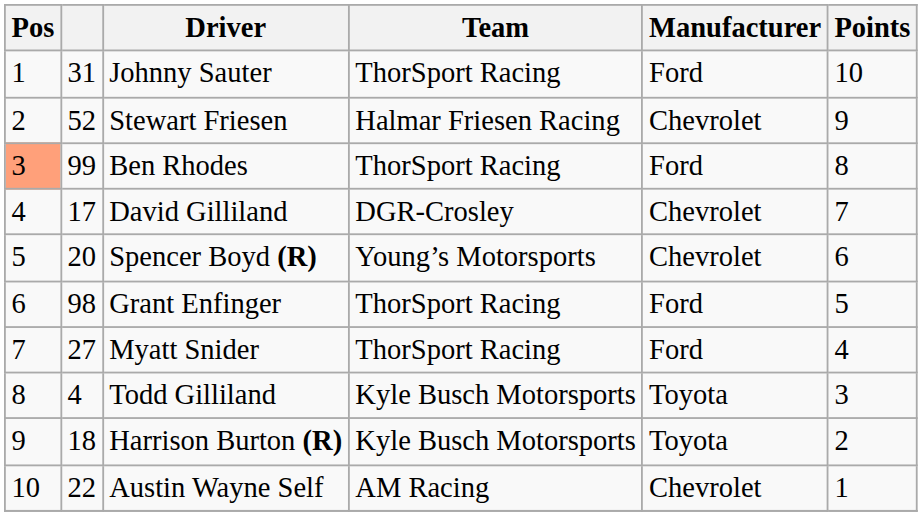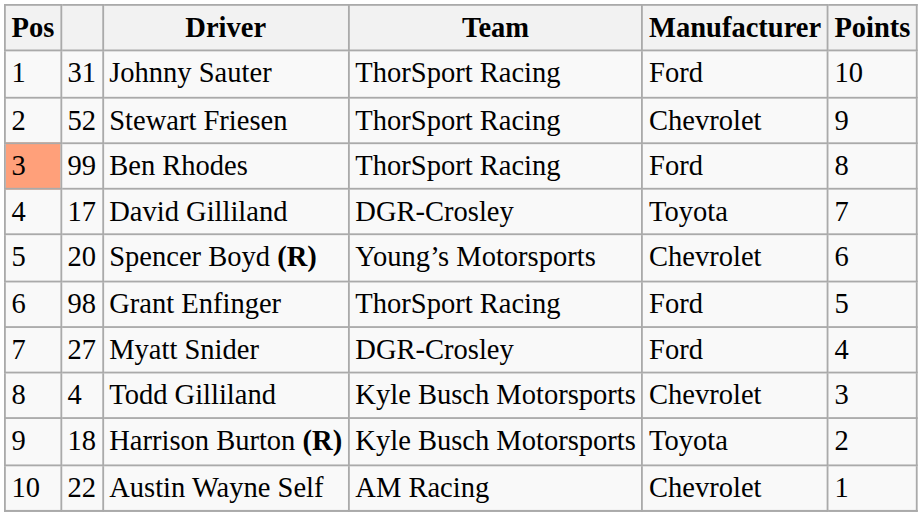(488, 119) Halmar Friesen Racing -> (458, 119) ThorSport Racing
(705, 210) Chevrolet -> (688, 210) Toyota
(458, 348) ThorSport Racing -> (435, 348) DGR-Crosley
(688, 394) Toyota -> (705, 394) Chevrolet
